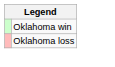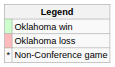+ row: (61, 56)
